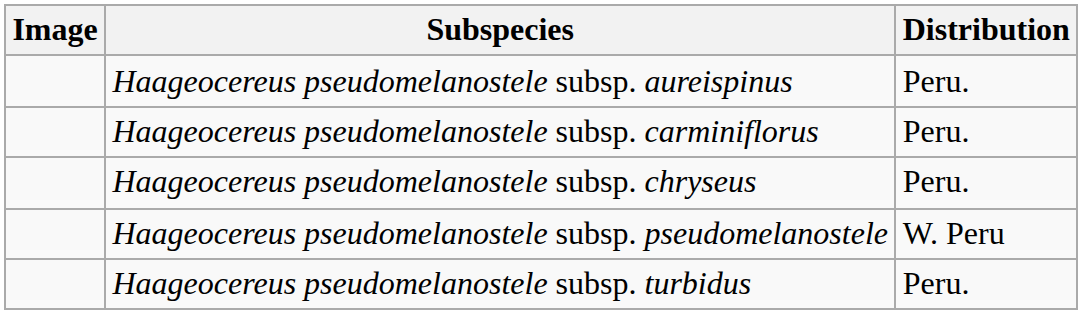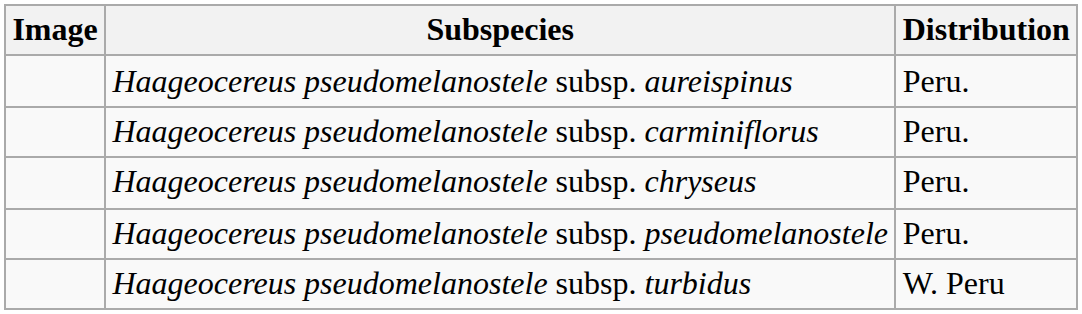(954, 232) W. Peru -> (936, 232) Peru.
(936, 283) Peru. -> (954, 283) W. Peru
